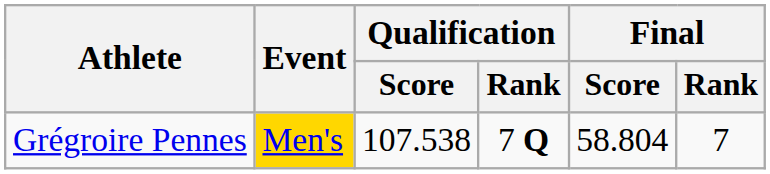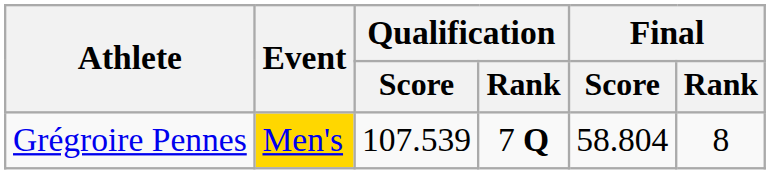(417, 140) 107.538 -> (417, 140) 107.539
(721, 140) 7 -> (721, 140) 8
